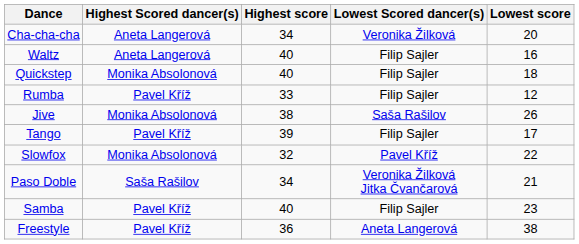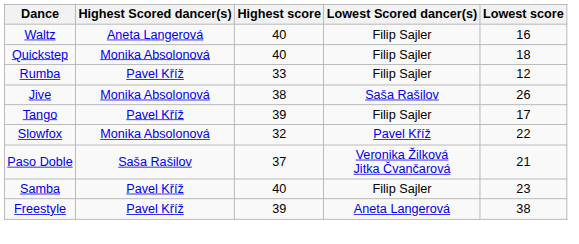- row: (43, 34)
(286, 182) 34 -> (279, 161) 37
(286, 229) 36 -> (279, 209) 39
